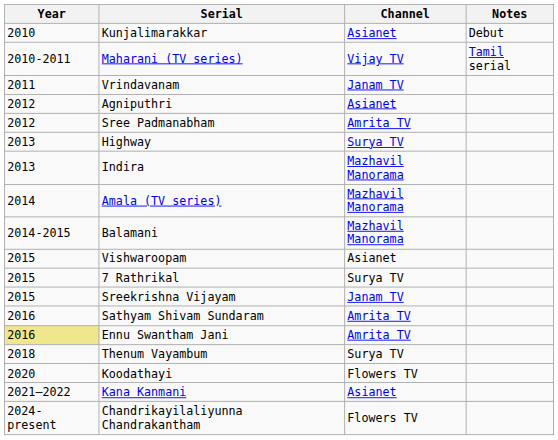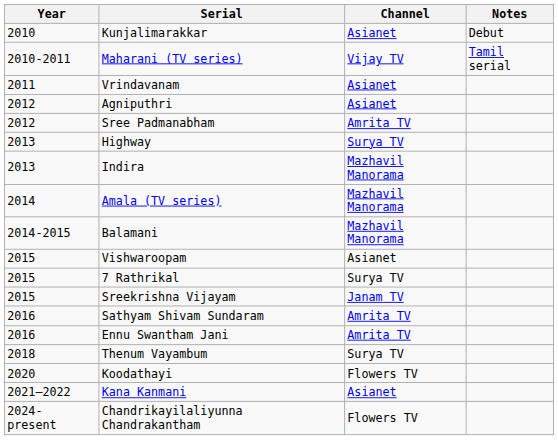(376, 85) Janam TV -> (372, 85) Asianet
(21, 335) khaki background -> (21, 335) no background
